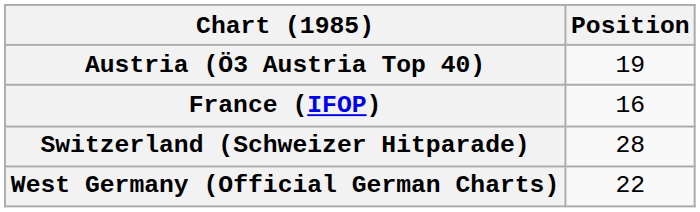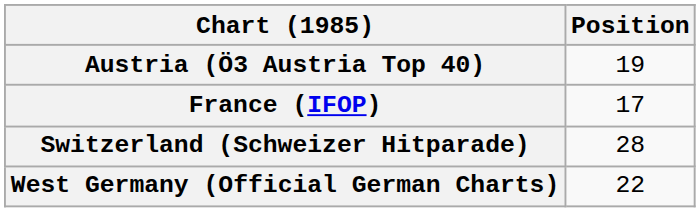(630, 106) 16 -> (630, 106) 17
